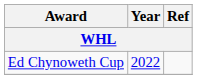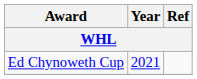(145, 62) 2022 -> (145, 62) 2021
